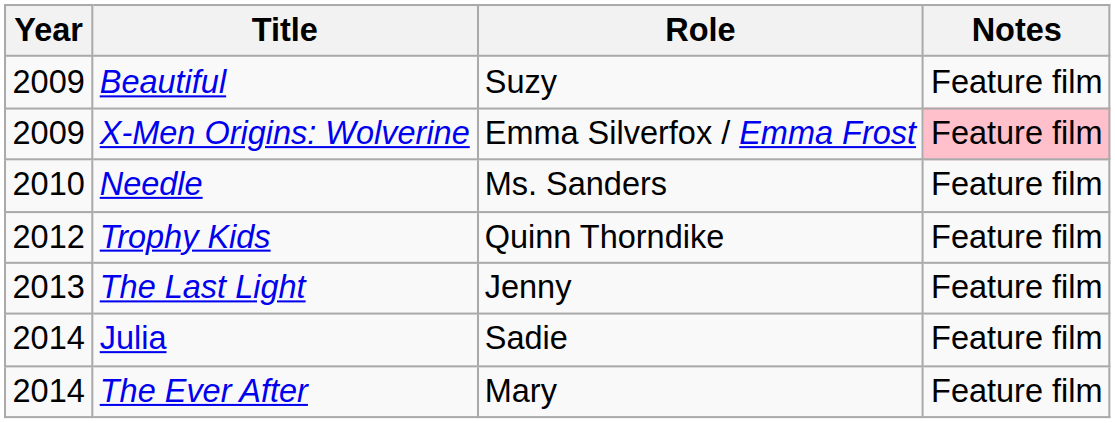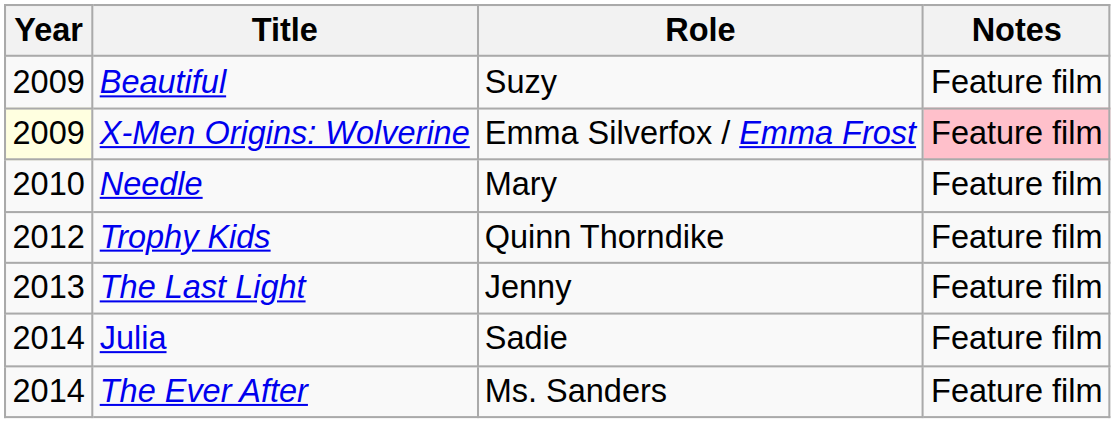(49, 133) no background -> (49, 133) lightyellow background
(576, 184) Ms. Sanders -> (521, 184) Mary
(521, 390) Mary -> (576, 390) Ms. Sanders
